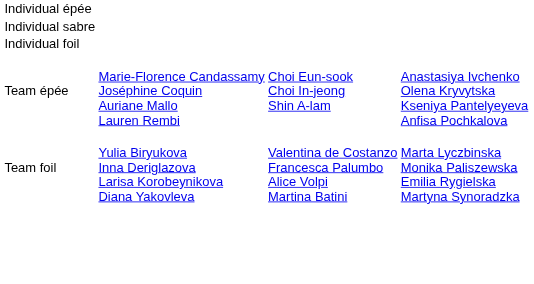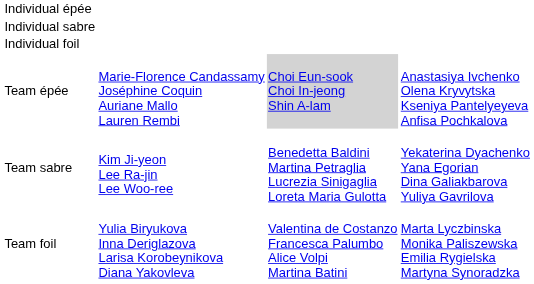(311, 91) no background -> (311, 91) lightgrey background
+ row: (38, 167)
